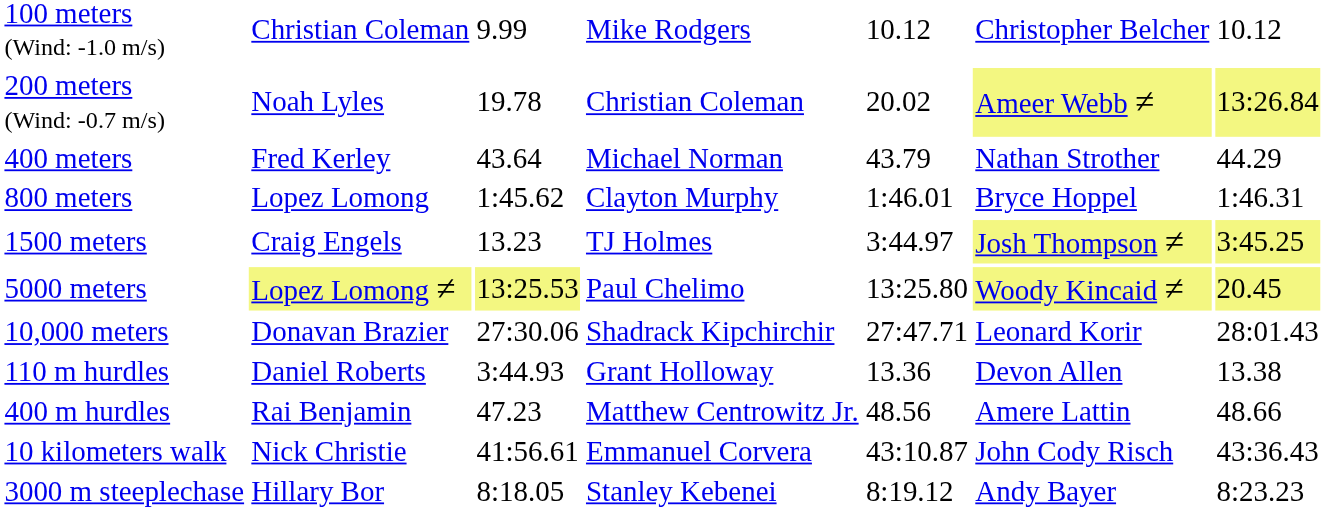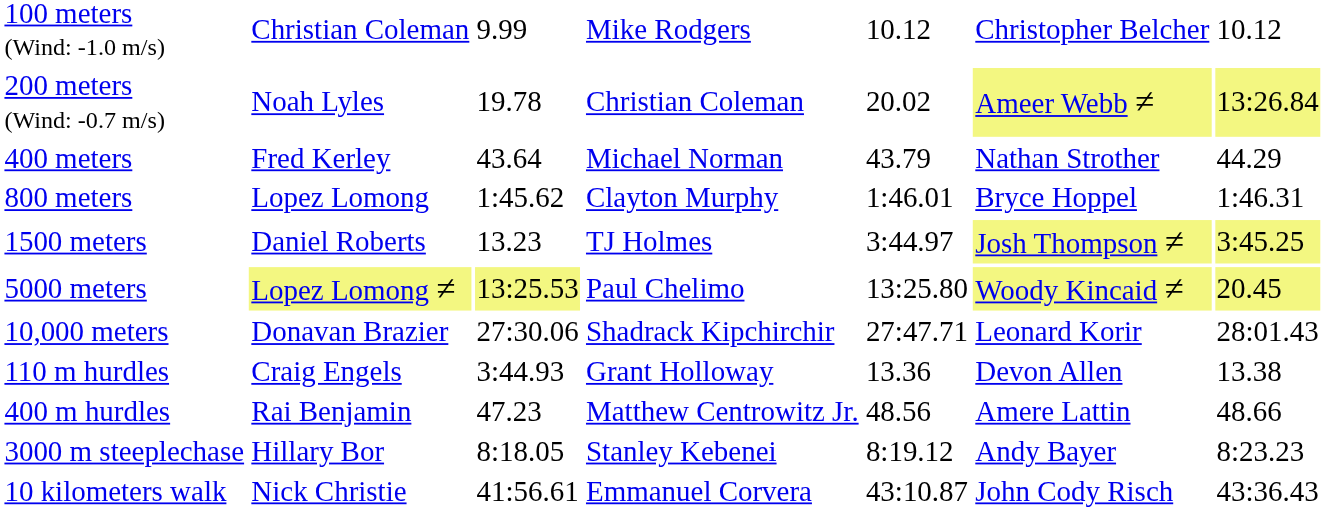(327, 241) Craig Engels -> (339, 241) Daniel Roberts
(339, 371) Daniel Roberts -> (327, 371) Craig Engels
rows swapped: (124, 491) <-> (115, 451)
